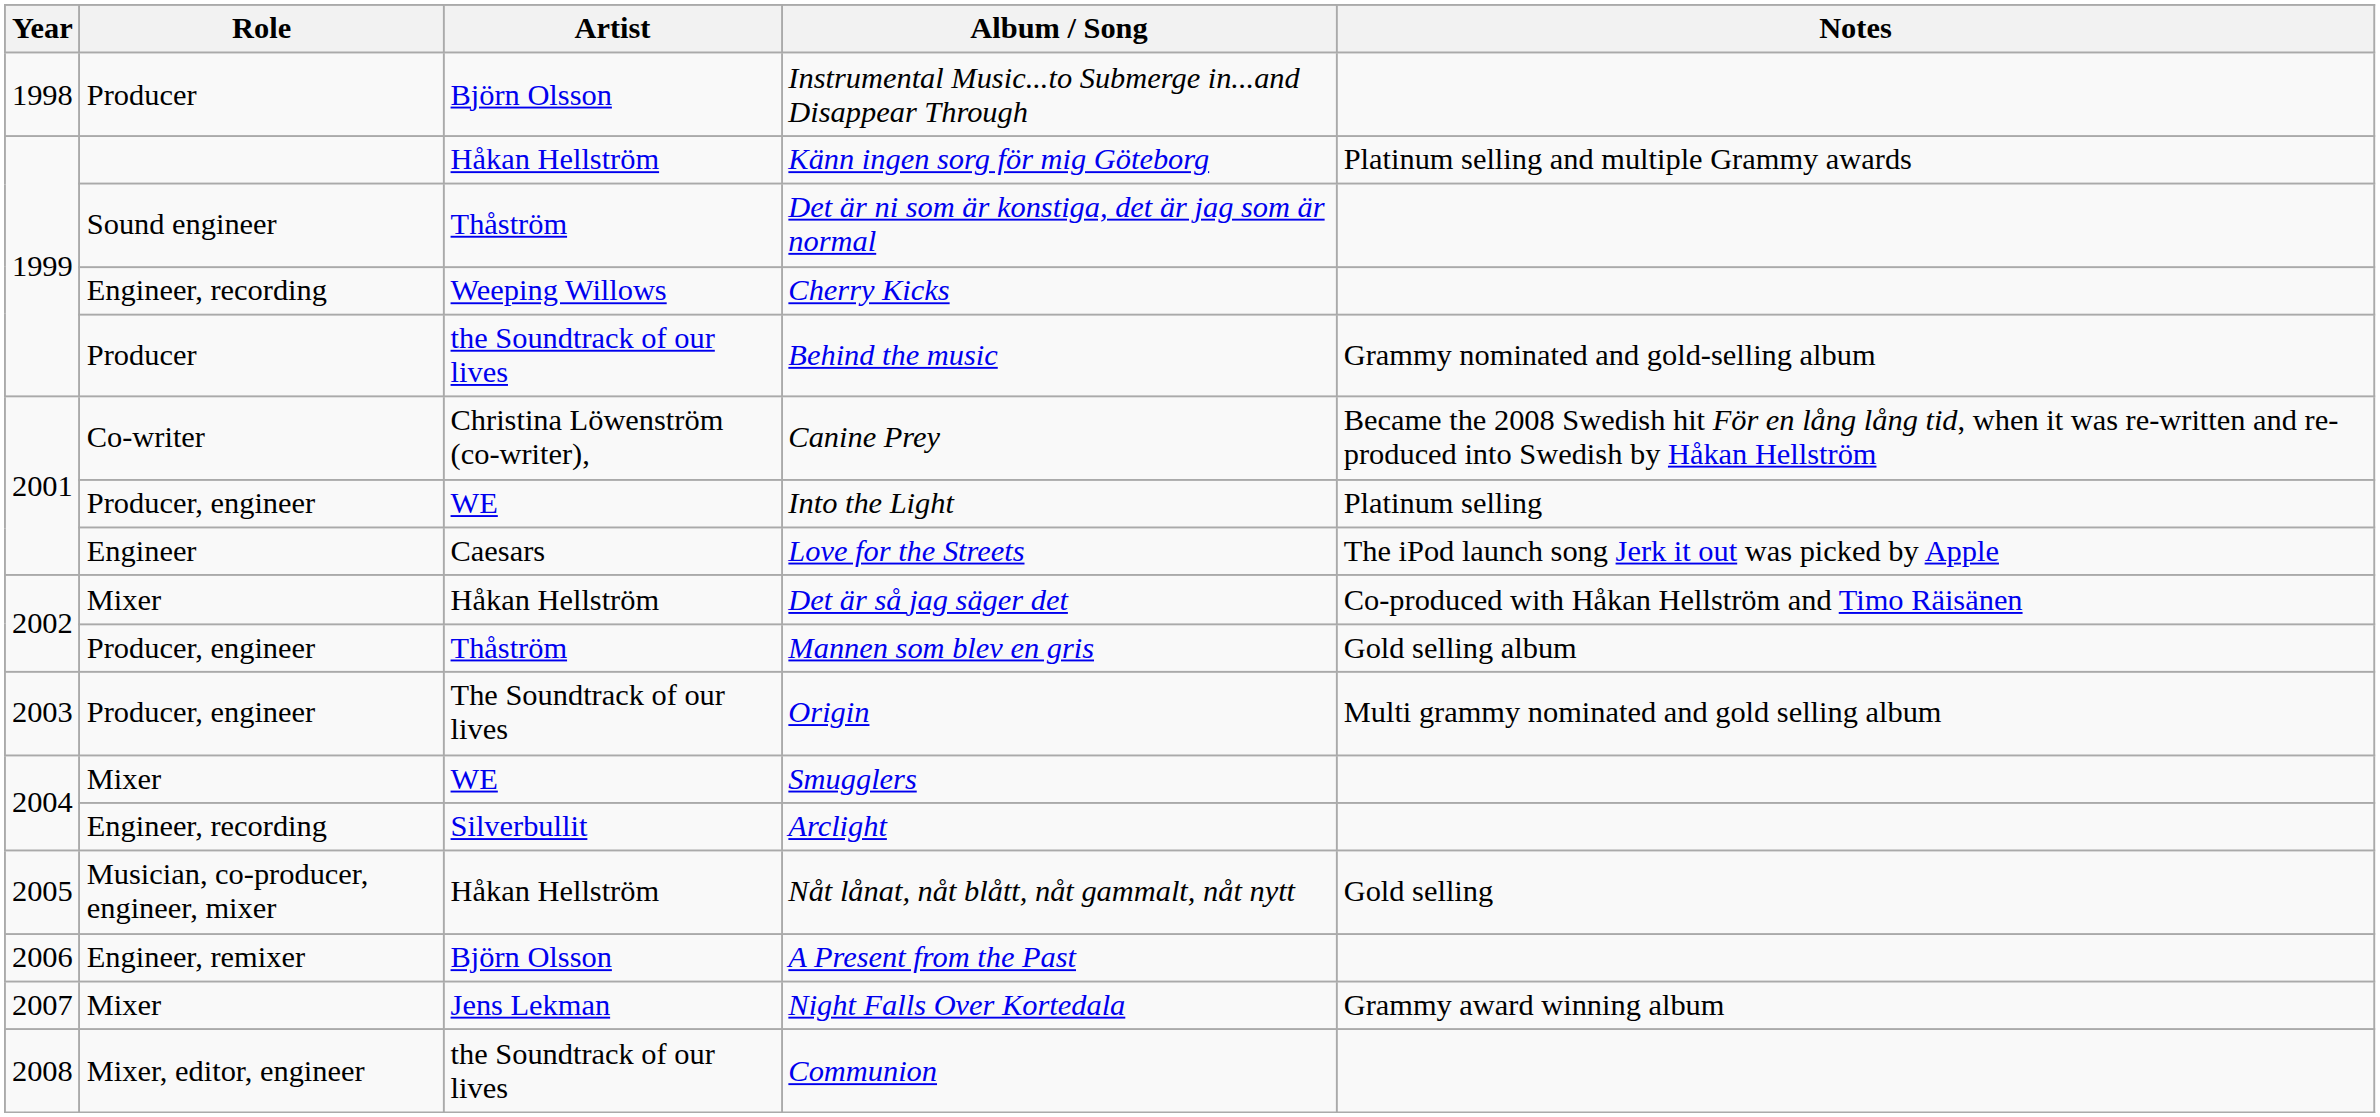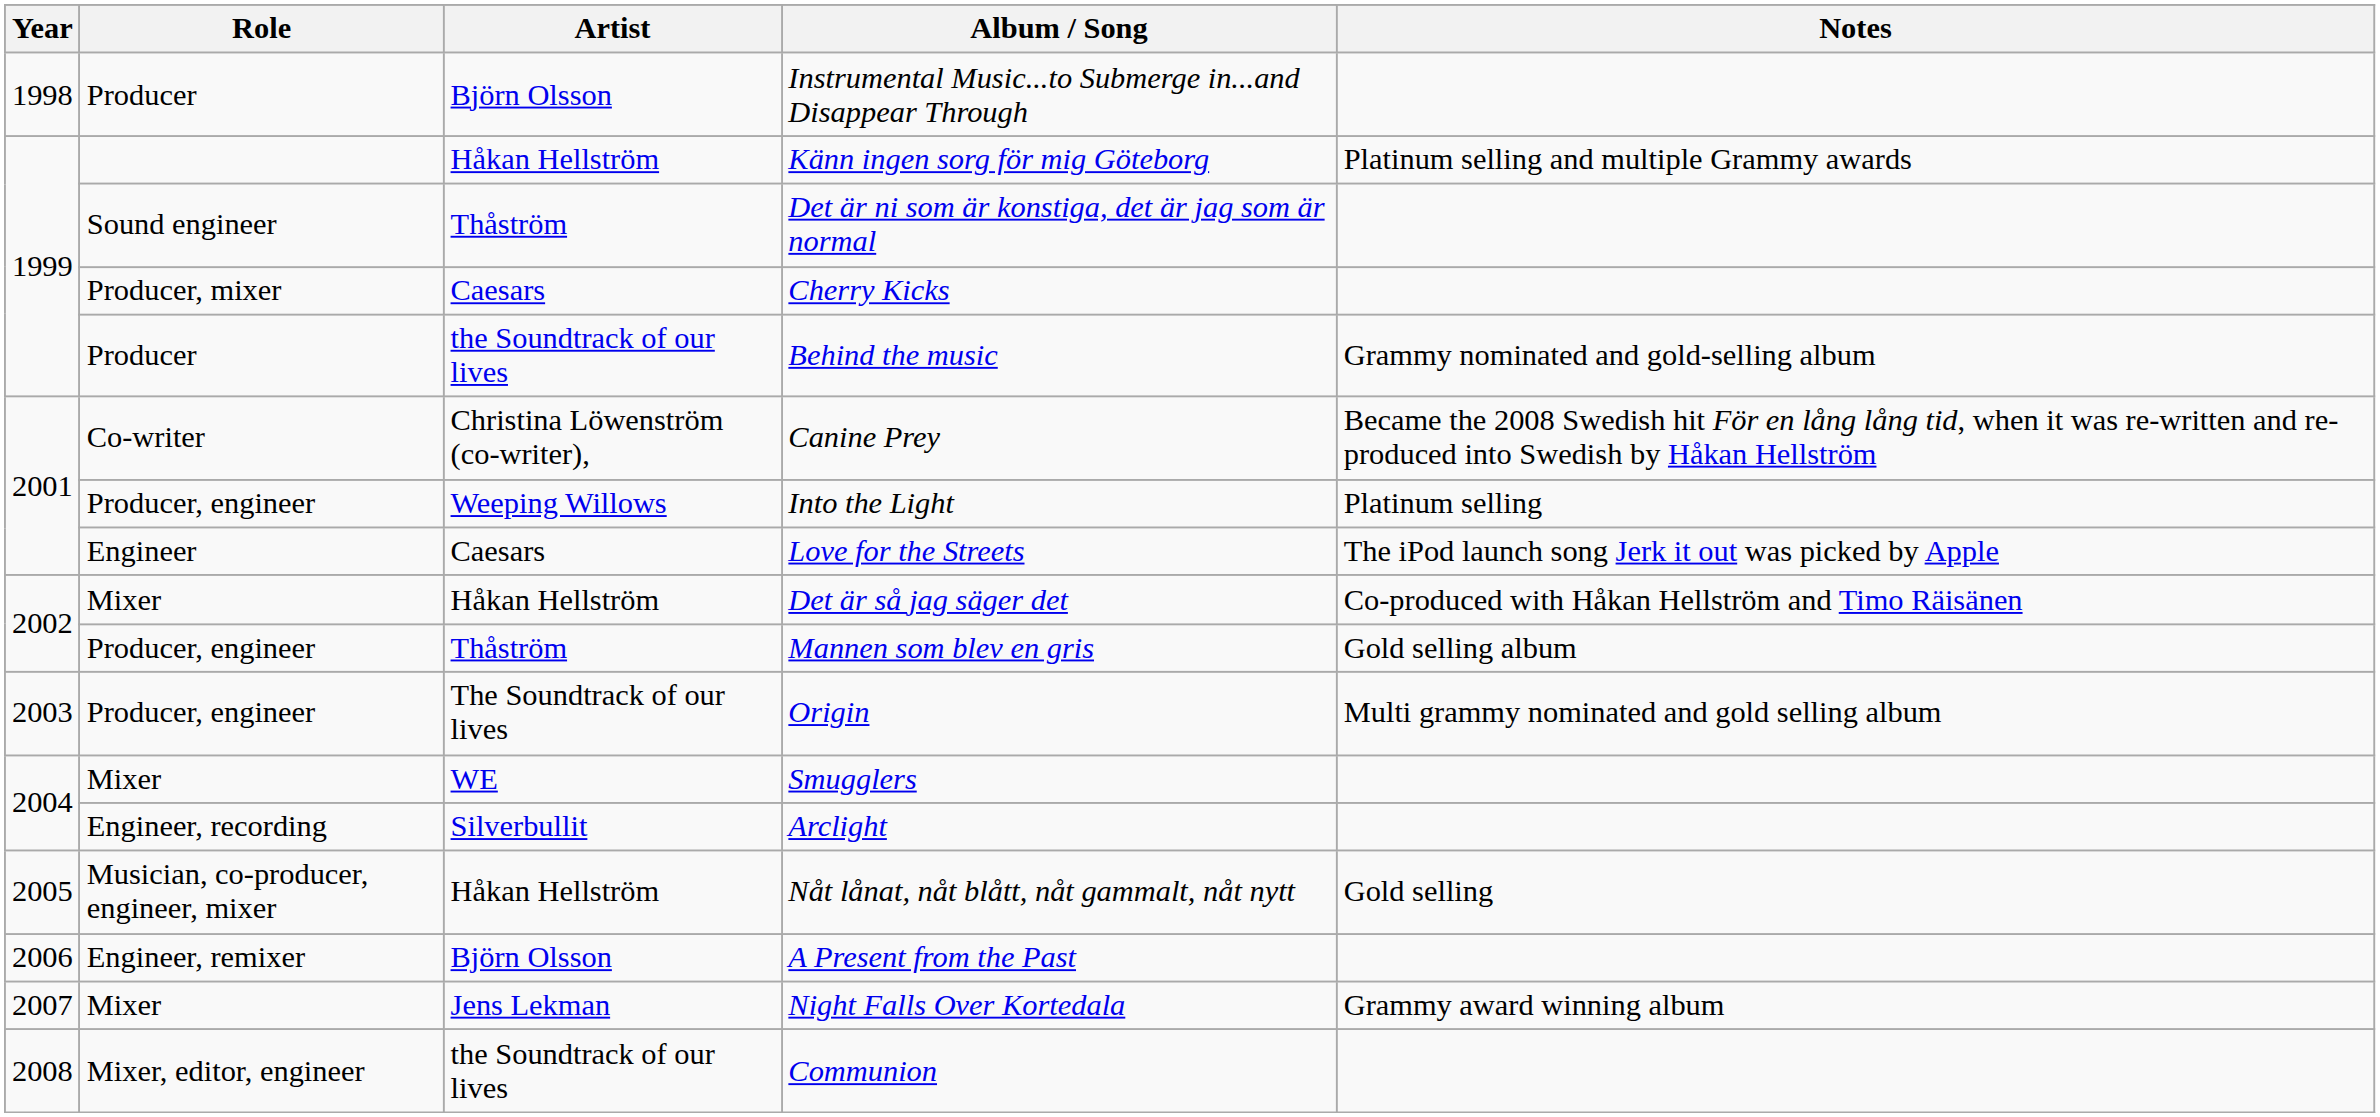(207, 289) Engineer, recording -> (184, 289) Producer, mixer
(559, 289) Weeping Willows -> (498, 289) Caesars
(474, 502) WE -> (559, 502) Weeping Willows
